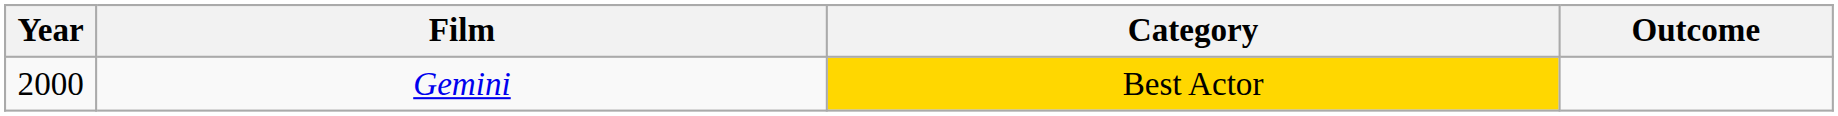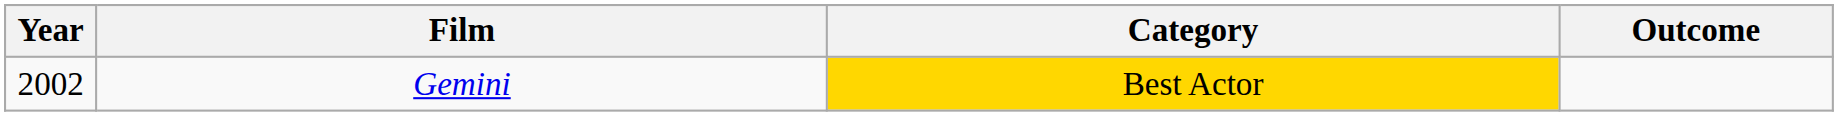(51, 83) 2000 -> (51, 83) 2002
